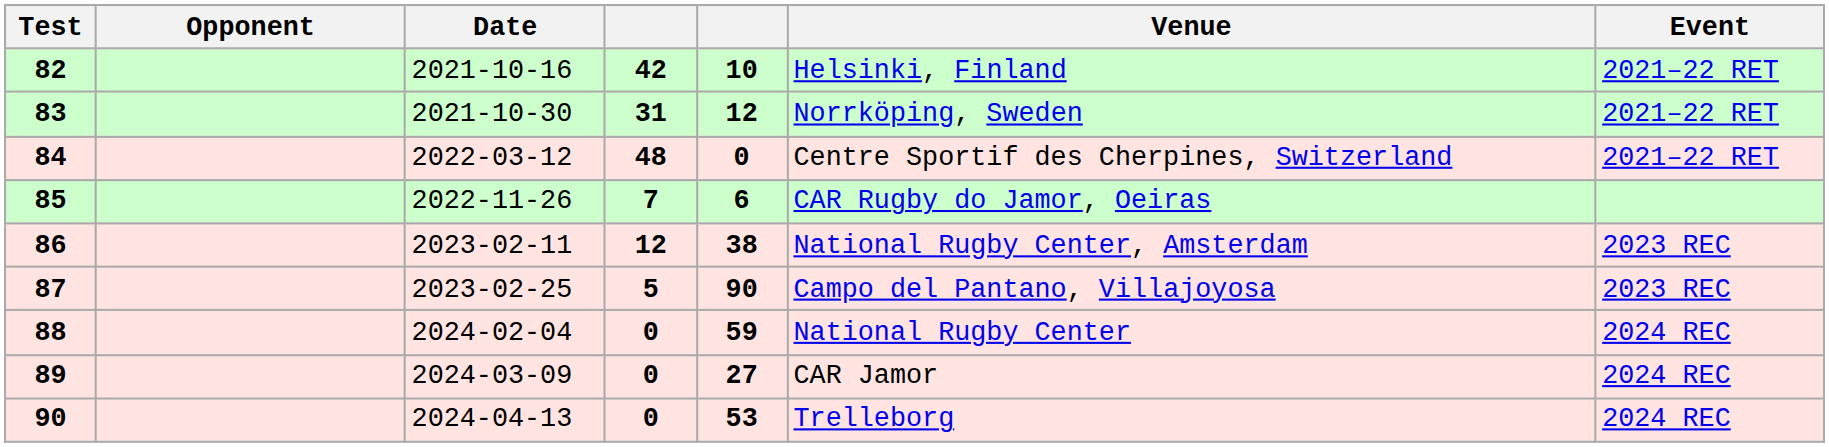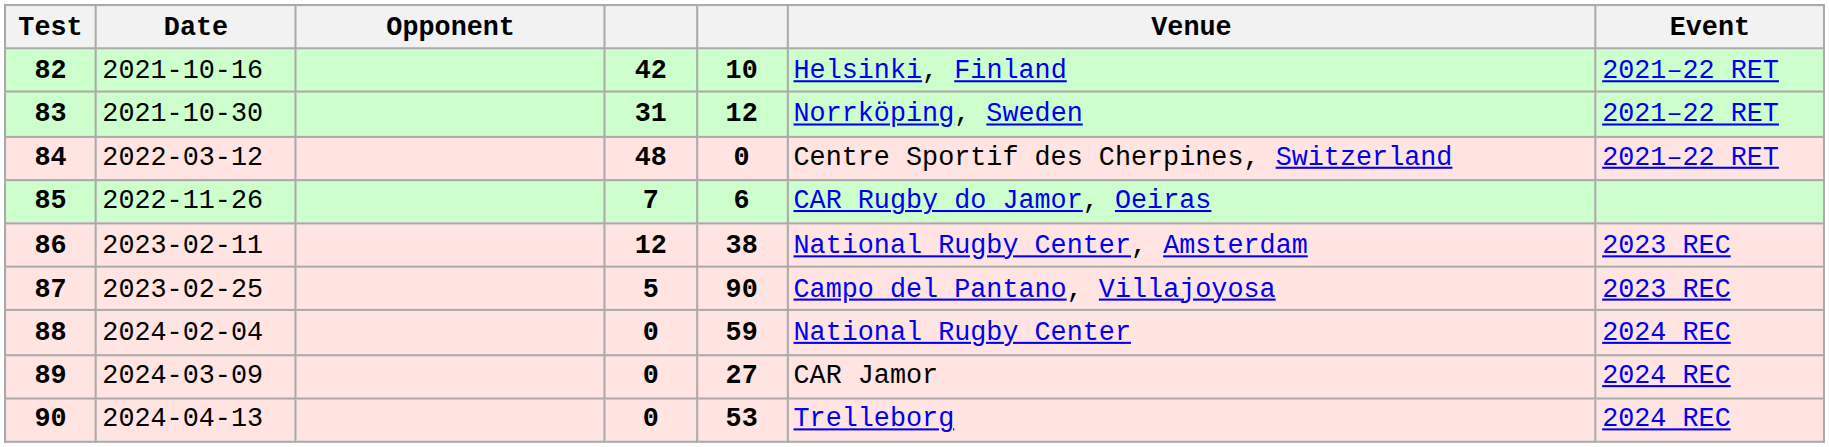columns swapped: (505, 27) <-> (251, 27)
